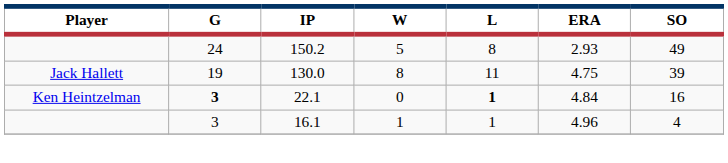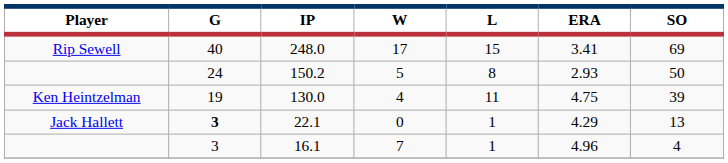+ row: (307, 48)
(677, 48) 49 -> (677, 73) 50
(87, 73) Jack Hallett -> (87, 97) Ken Heintzelman
(400, 73) 8 -> (400, 97) 4
(87, 97) Ken Heintzelman -> (87, 121) Jack Hallett
(492, 97) bold -> (492, 121) normal
(585, 97) 4.84 -> (585, 121) 4.29
(677, 97) 16 -> (677, 121) 13
(400, 121) 1 -> (400, 146) 7
